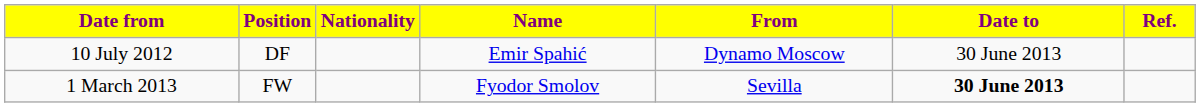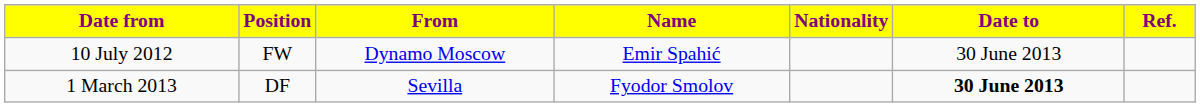columns swapped: (368, 21) <-> (774, 21)
(277, 53) DF -> (277, 53) FW
(277, 86) FW -> (277, 86) DF
